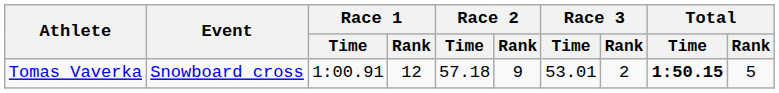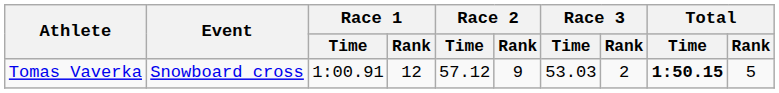(465, 73) 57.18 -> (465, 73) 57.12
(571, 73) 53.01 -> (571, 73) 53.03
